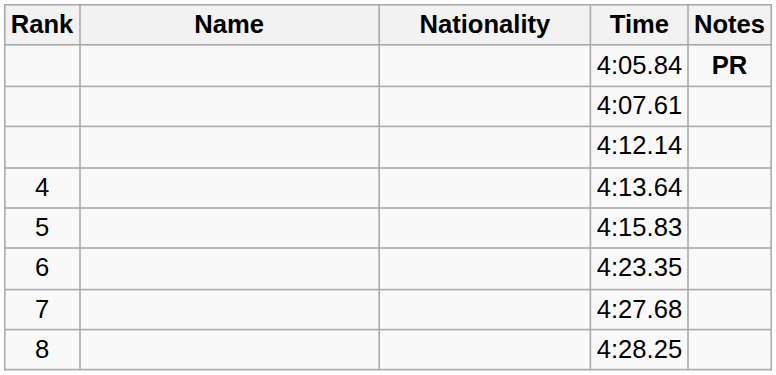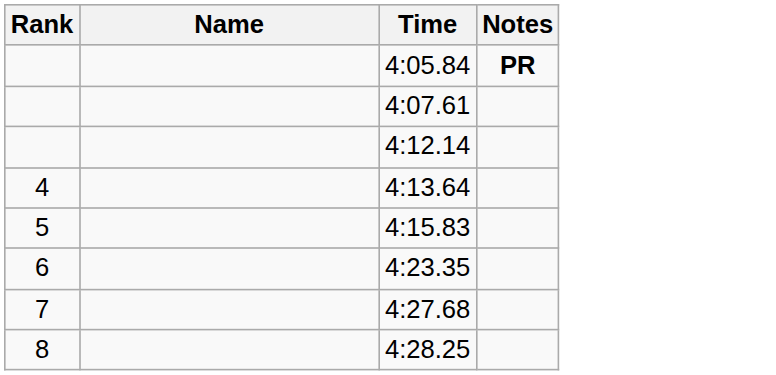- column: (485, 24)
